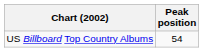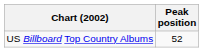(177, 39) 54 -> (177, 39) 52
